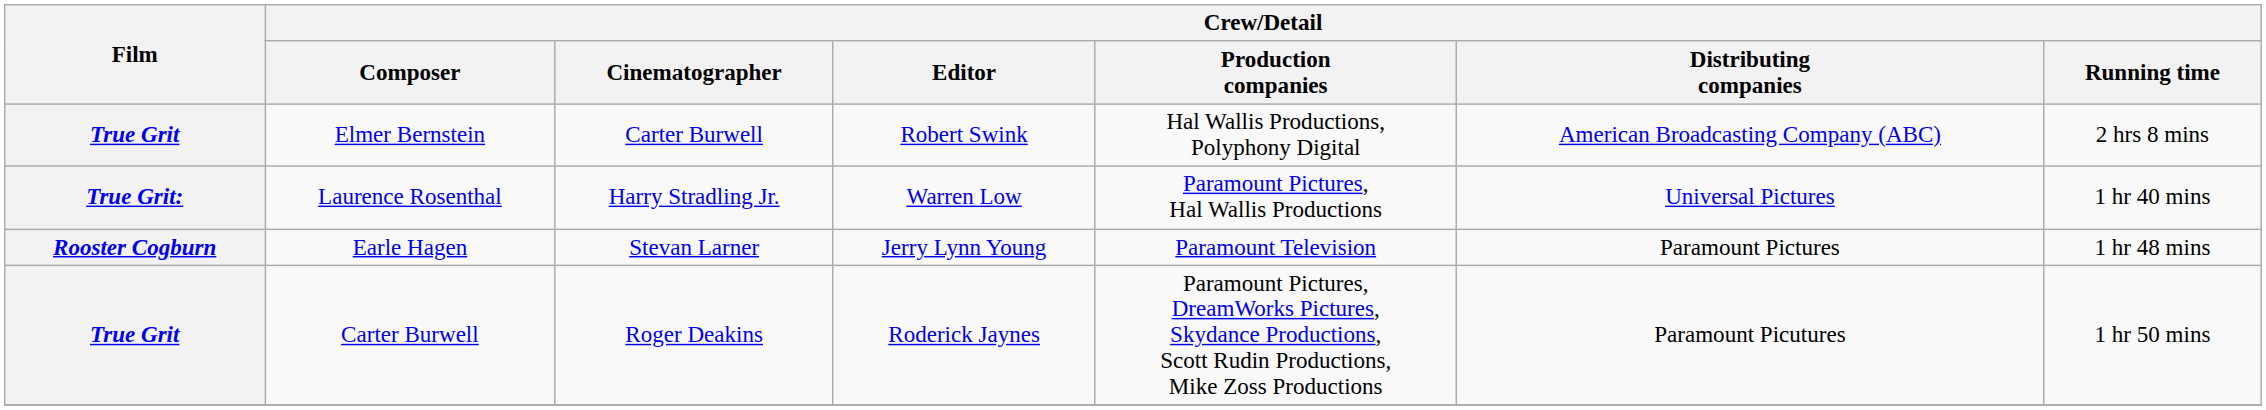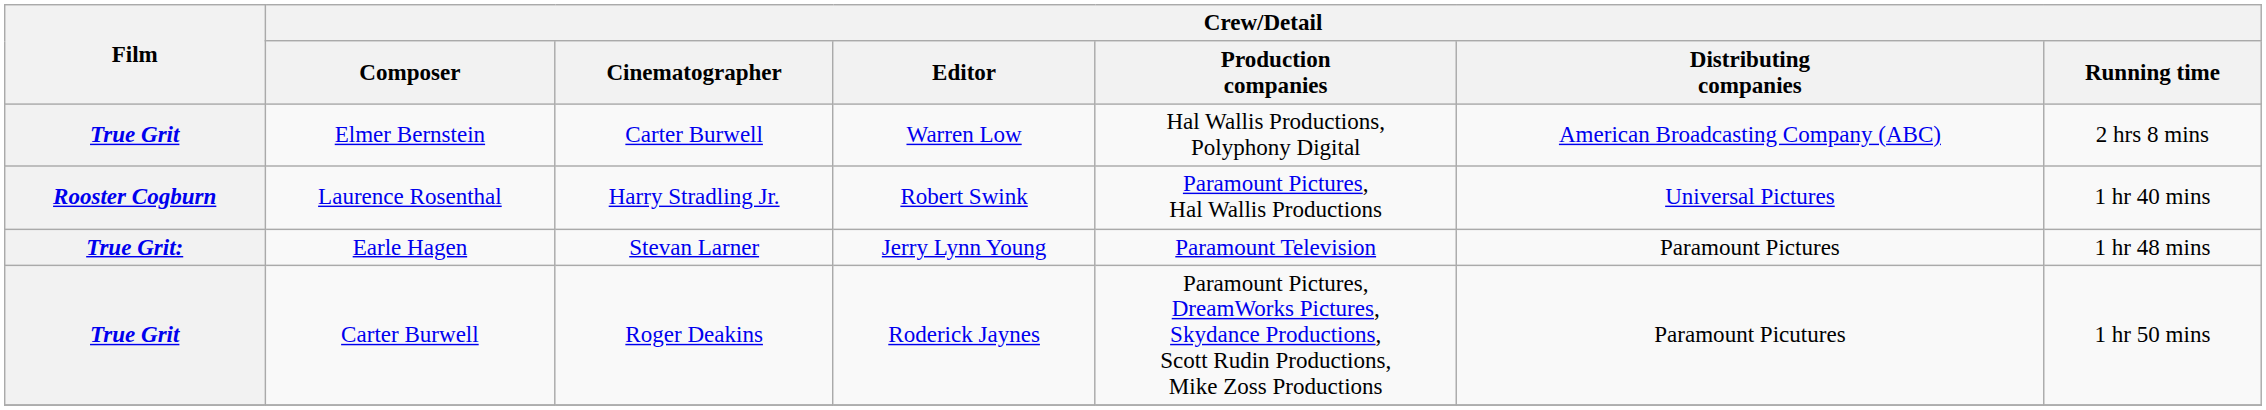(964, 134) Robert Swink -> (964, 134) Warren Low
(135, 197) True Grit: -> (135, 197) Rooster Cogburn
(964, 197) Warren Low -> (964, 197) Robert Swink
(135, 246) Rooster Cogburn -> (135, 246) True Grit:
